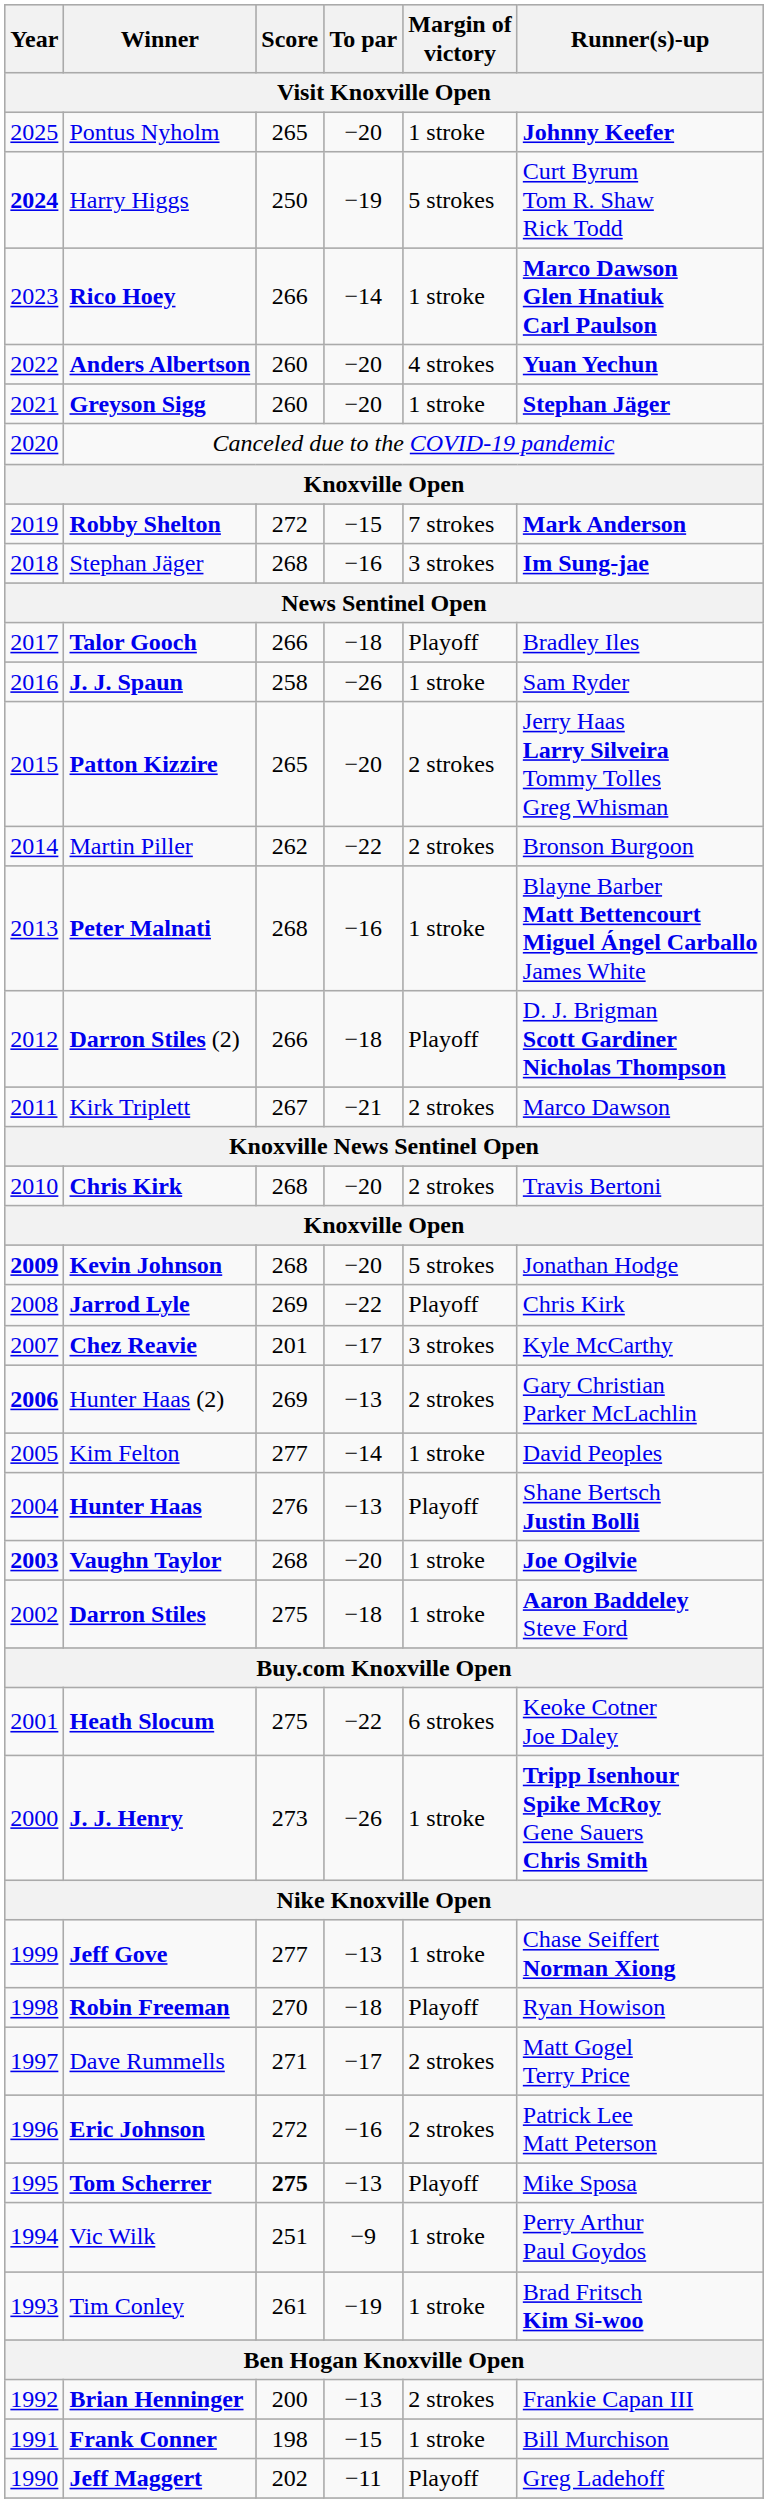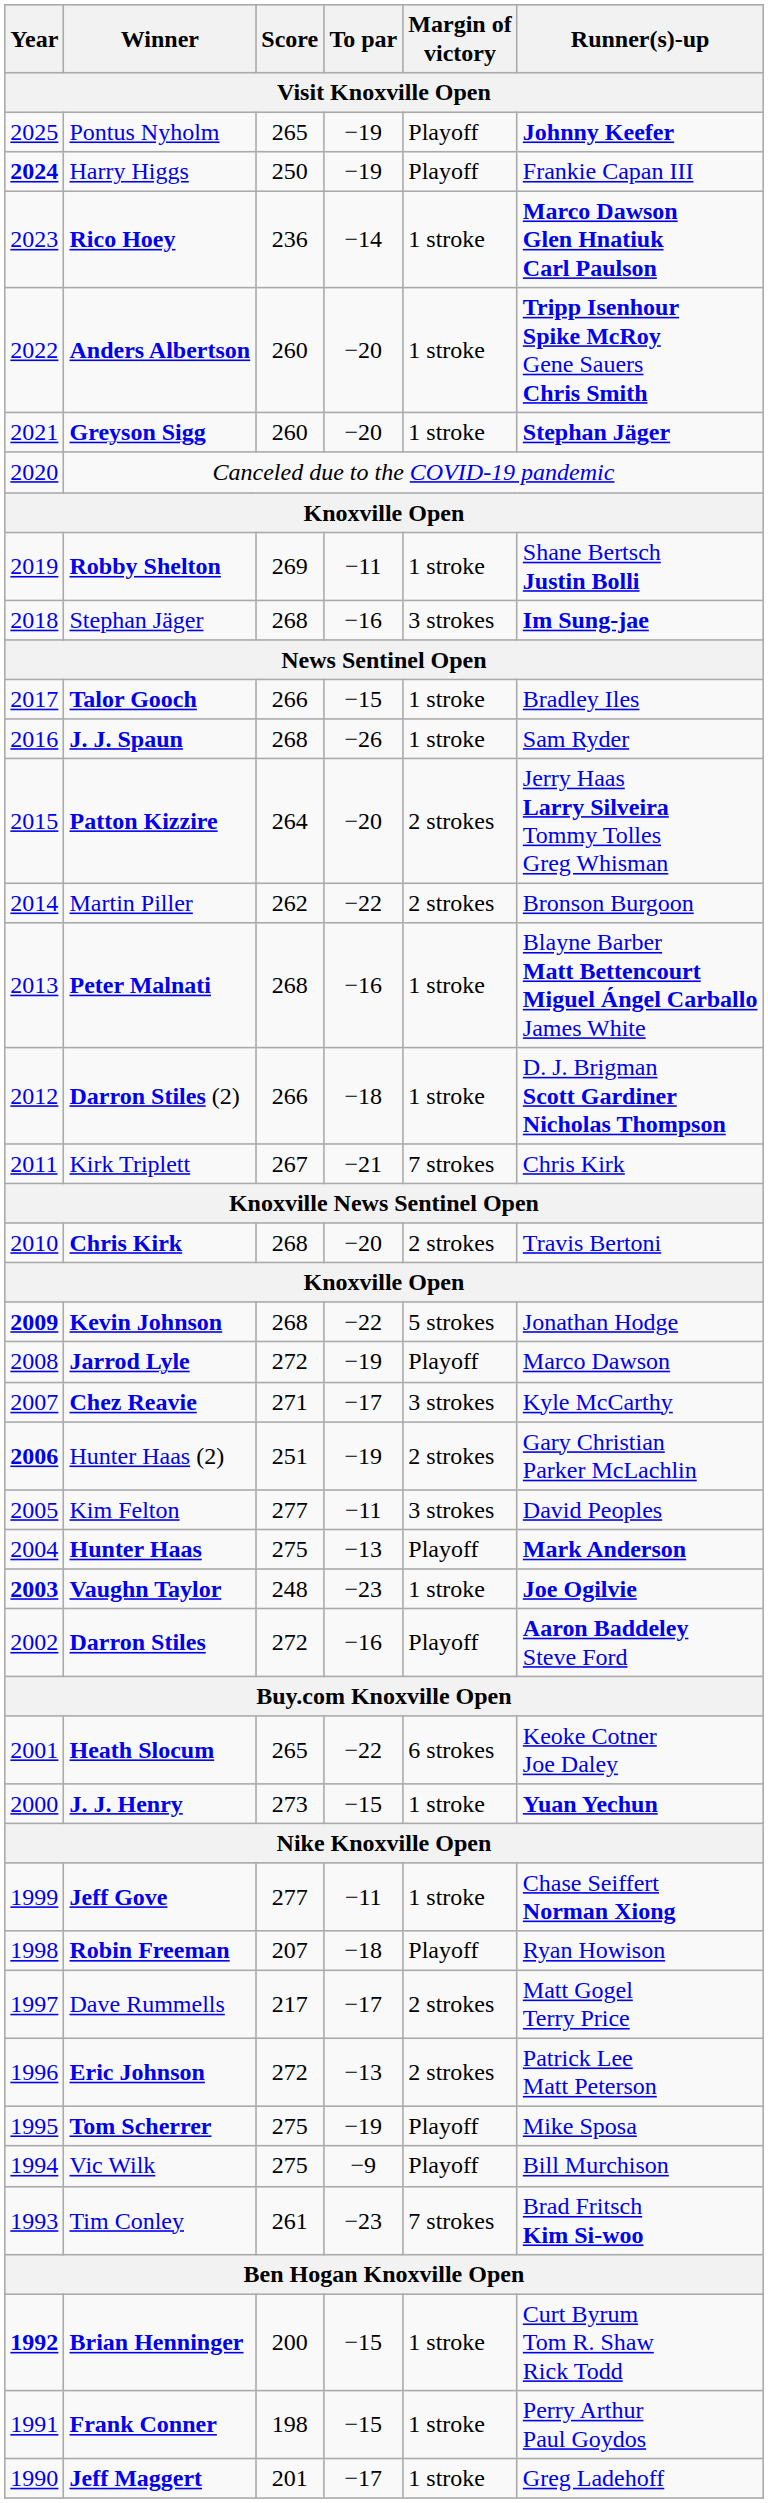(363, 132) −20 -> (363, 132) −19
(447, 132) 1 stroke -> (443, 132) Playoff
(451, 200) 5 strokes -> (443, 171) Playoff
(588, 200) Curt Byrum Tom R. Shaw Rick Todd -> (608, 171) Frankie Capan III
(290, 296) 266 -> (290, 239) 236
(451, 364) 4 strokes -> (447, 350) 1 stroke
(590, 364) Yuan Yechun -> (601, 350) Tripp Isenhour Spike McRoy Gene Sauers Chris Smith
(290, 523) 272 -> (290, 565) 269
(363, 523) −15 -> (363, 565) −11
(451, 523) 7 strokes -> (447, 565) 1 stroke
(604, 523) Mark Anderson -> (592, 565) Shane Bertsch Justin Bolli
(363, 641) −18 -> (363, 698) −15
(443, 641) Playoff -> (447, 698) 1 stroke
(290, 681) 258 -> (290, 738) 268
(290, 763) 265 -> (290, 820) 264
(443, 1038) Playoff -> (447, 1095) 1 stroke
(451, 1106) 2 strokes -> (451, 1163) 7 strokes
(596, 1106) Marco Dawson -> (574, 1163) Chris Kirk
(363, 1265) −20 -> (363, 1322) −22
(290, 1304) 269 -> (290, 1361) 272
(363, 1304) −22 -> (363, 1361) −19
(574, 1304) Chris Kirk -> (596, 1361) Marco Dawson
(290, 1344) 201 -> (290, 1401) 271
(290, 1398) 269 -> (290, 1455) 251
(363, 1398) −13 -> (363, 1455) −19
(363, 1452) −14 -> (363, 1509) −11
(447, 1452) 1 stroke -> (451, 1509) 3 strokes
(290, 1506) 276 -> (290, 1548) 275
(592, 1506) Shane Bertsch Justin Bolli -> (604, 1548) Mark Anderson
(290, 1559) 268 -> (290, 1588) 248
(363, 1559) −20 -> (363, 1588) −23
(290, 1613) 275 -> (290, 1642) 272
(363, 1613) −18 -> (363, 1642) −16
(447, 1613) 1 stroke -> (443, 1642) Playoff
(290, 1721) 275 -> (290, 1749) 265
(363, 1817) −26 -> (363, 1803) −15
(601, 1817) Tripp Isenhour Spike McRoy Gene Sauers Chris Smith -> (590, 1803) Yuan Yechun
(363, 1953) −13 -> (363, 1896) −11
(290, 2007) 270 -> (290, 1950) 207
(290, 2061) 271 -> (290, 2004) 217
(363, 2129) −16 -> (363, 2072) −13
(290, 2183) bold -> (290, 2126) normal
(363, 2183) −13 -> (363, 2126) −19
(290, 2237) 251 -> (290, 2166) 275
(447, 2237) 1 stroke -> (443, 2166) Playoff
(585, 2237) Perry Arthur Paul Goydos -> (596, 2166) Bill Murchison
(363, 2305) −19 -> (363, 2219) −23
(447, 2305) 1 stroke -> (451, 2219) 7 strokes
(34, 2398) normal -> (34, 2341) bold
(363, 2398) −13 -> (363, 2341) −15
(451, 2398) 2 strokes -> (447, 2341) 1 stroke
(608, 2398) Frankie Capan III -> (588, 2341) Curt Byrum Tom R. Shaw Rick Todd
(596, 2438) Bill Murchison -> (585, 2424) Perry Arthur Paul Goydos
(290, 2477) 202 -> (290, 2477) 201
(363, 2477) −11 -> (363, 2477) −17
(443, 2477) Playoff -> (447, 2477) 1 stroke
